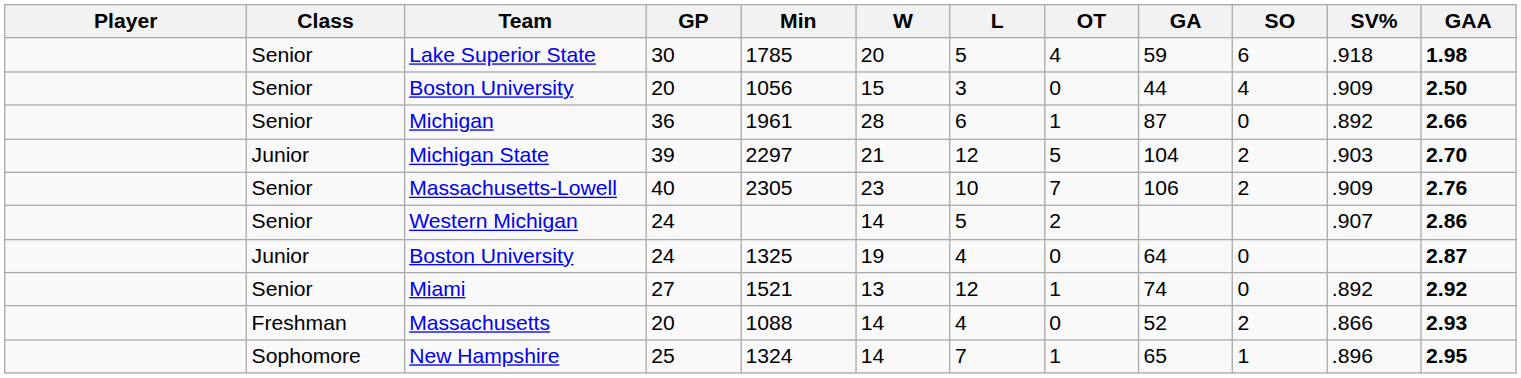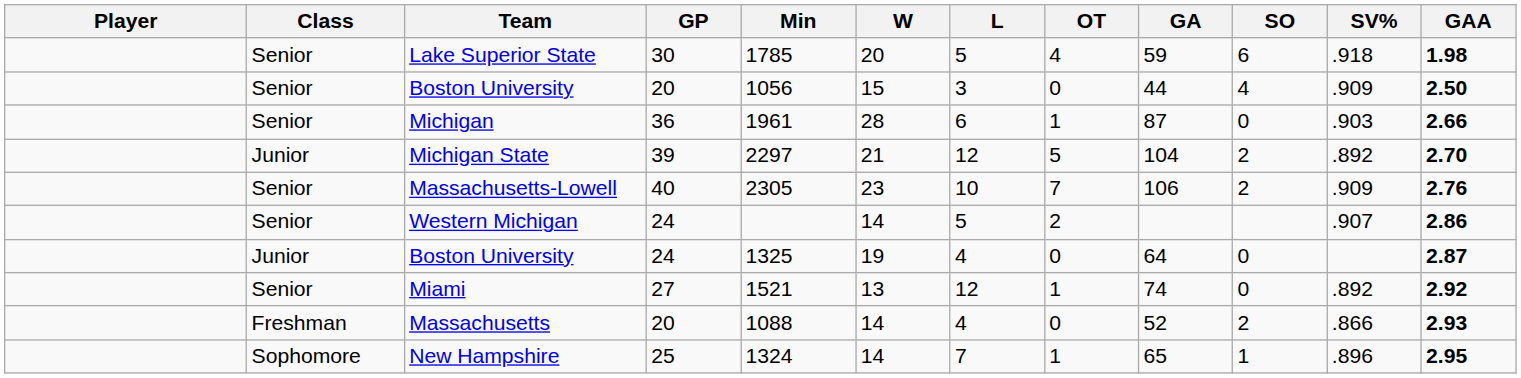(1352, 121) .892 -> (1352, 121) .903
(1352, 155) .903 -> (1352, 155) .892
